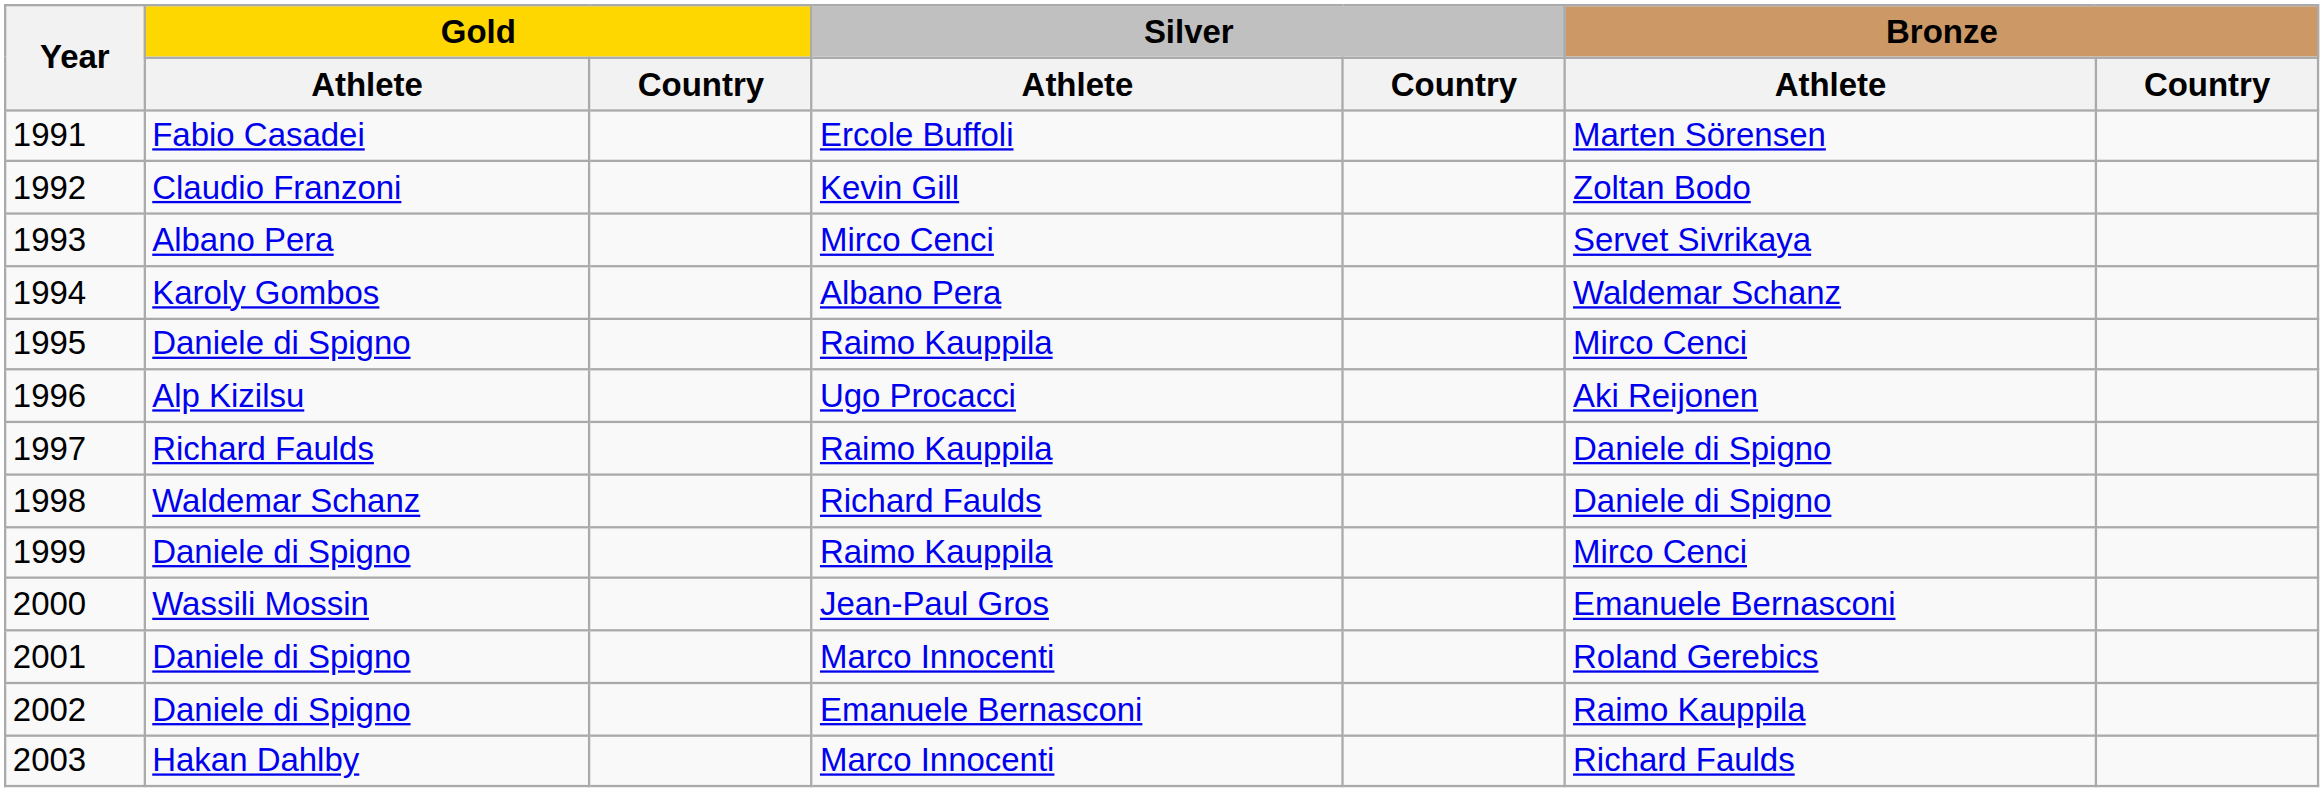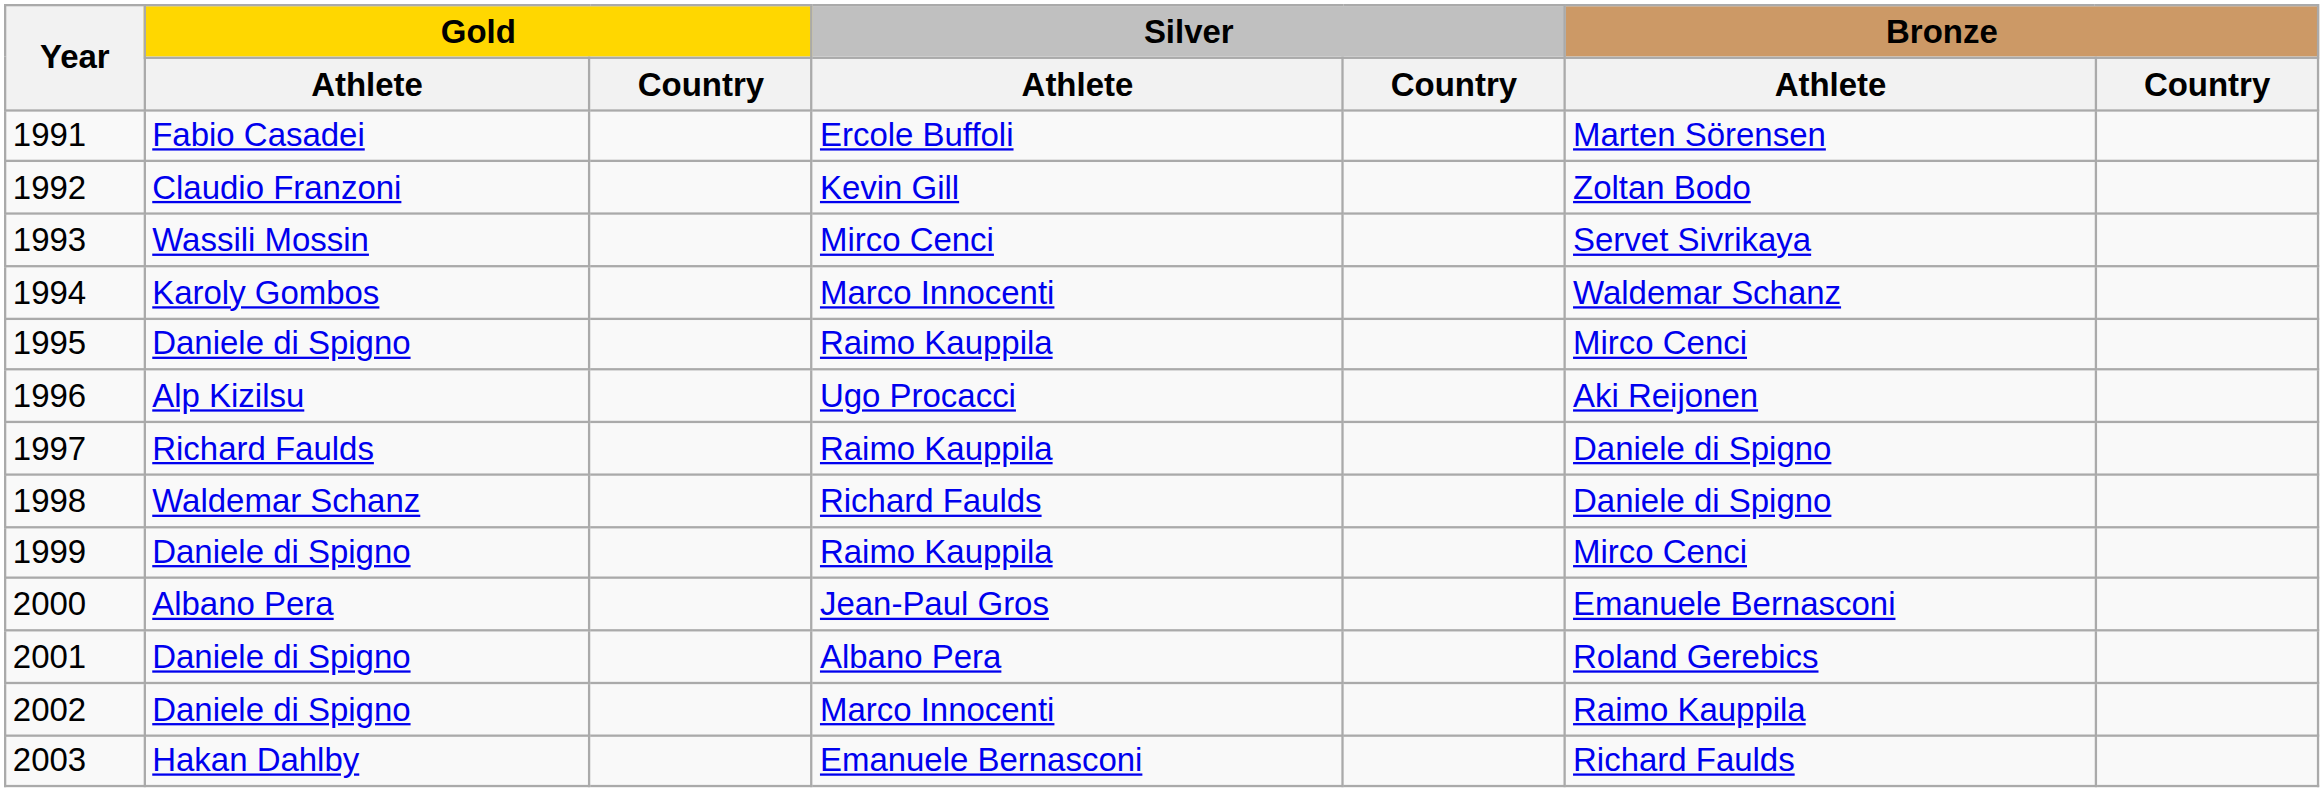(243, 240) Albano Pera -> (261, 240) Wassili Mossin
(911, 292) Albano Pera -> (937, 292) Marco Innocenti
(261, 605) Wassili Mossin -> (243, 605) Albano Pera
(937, 657) Marco Innocenti -> (911, 657) Albano Pera
(981, 709) Emanuele Bernasconi -> (937, 709) Marco Innocenti
(937, 761) Marco Innocenti -> (981, 761) Emanuele Bernasconi
